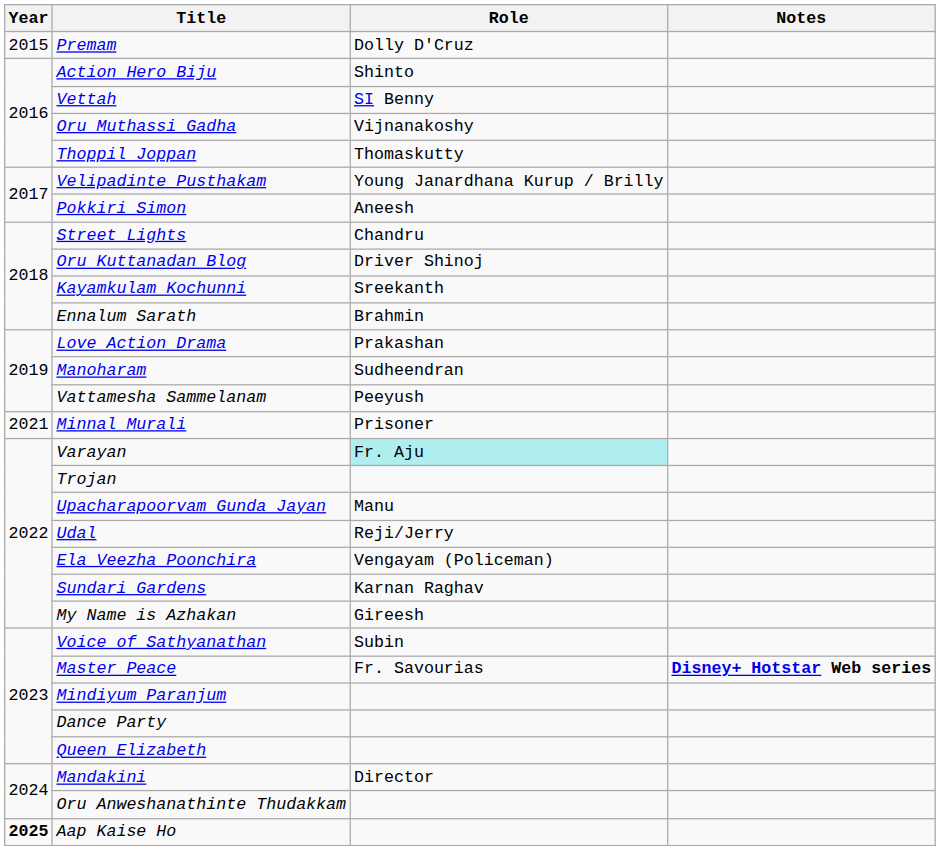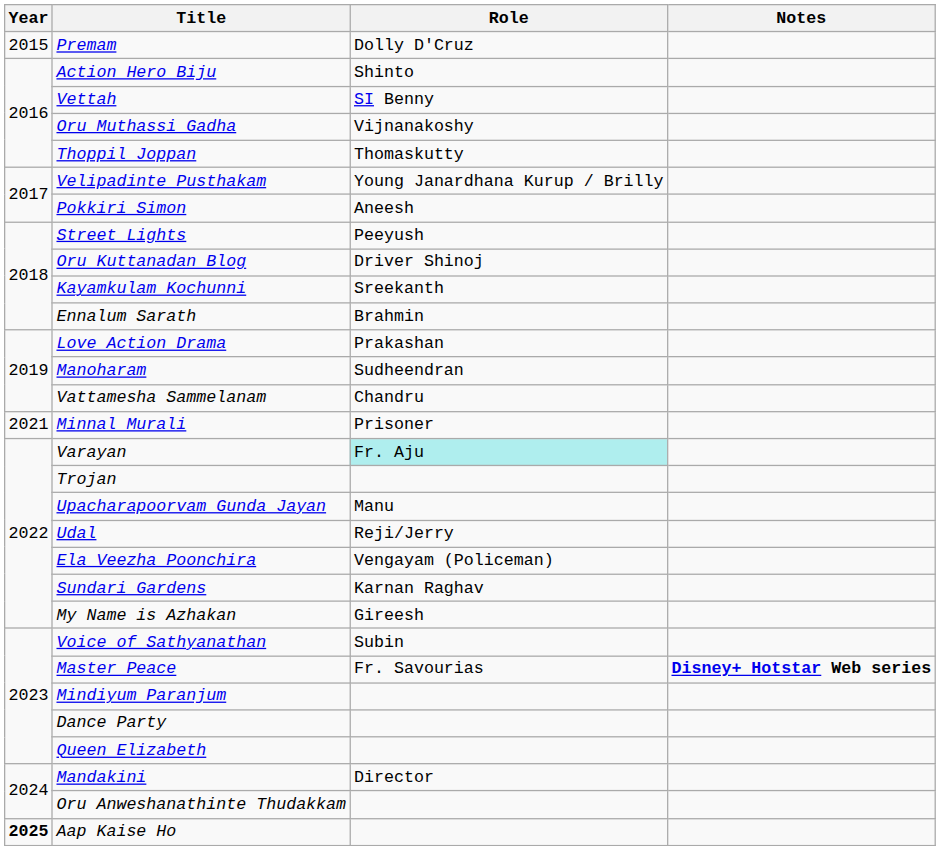(389, 235) Chandru -> (389, 235) Peeyush
(389, 398) Peeyush -> (389, 398) Chandru
